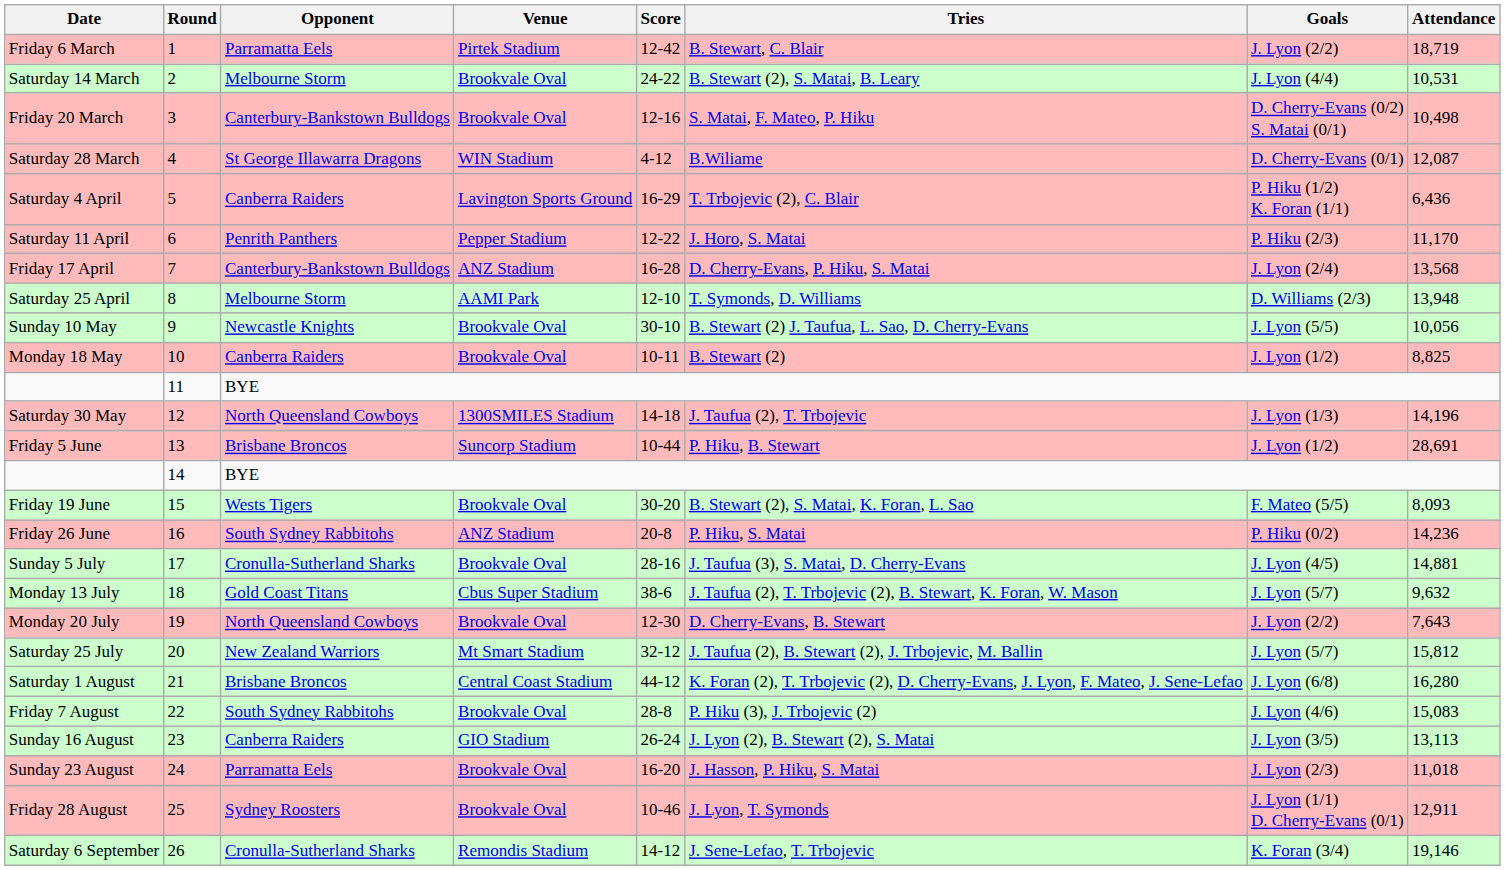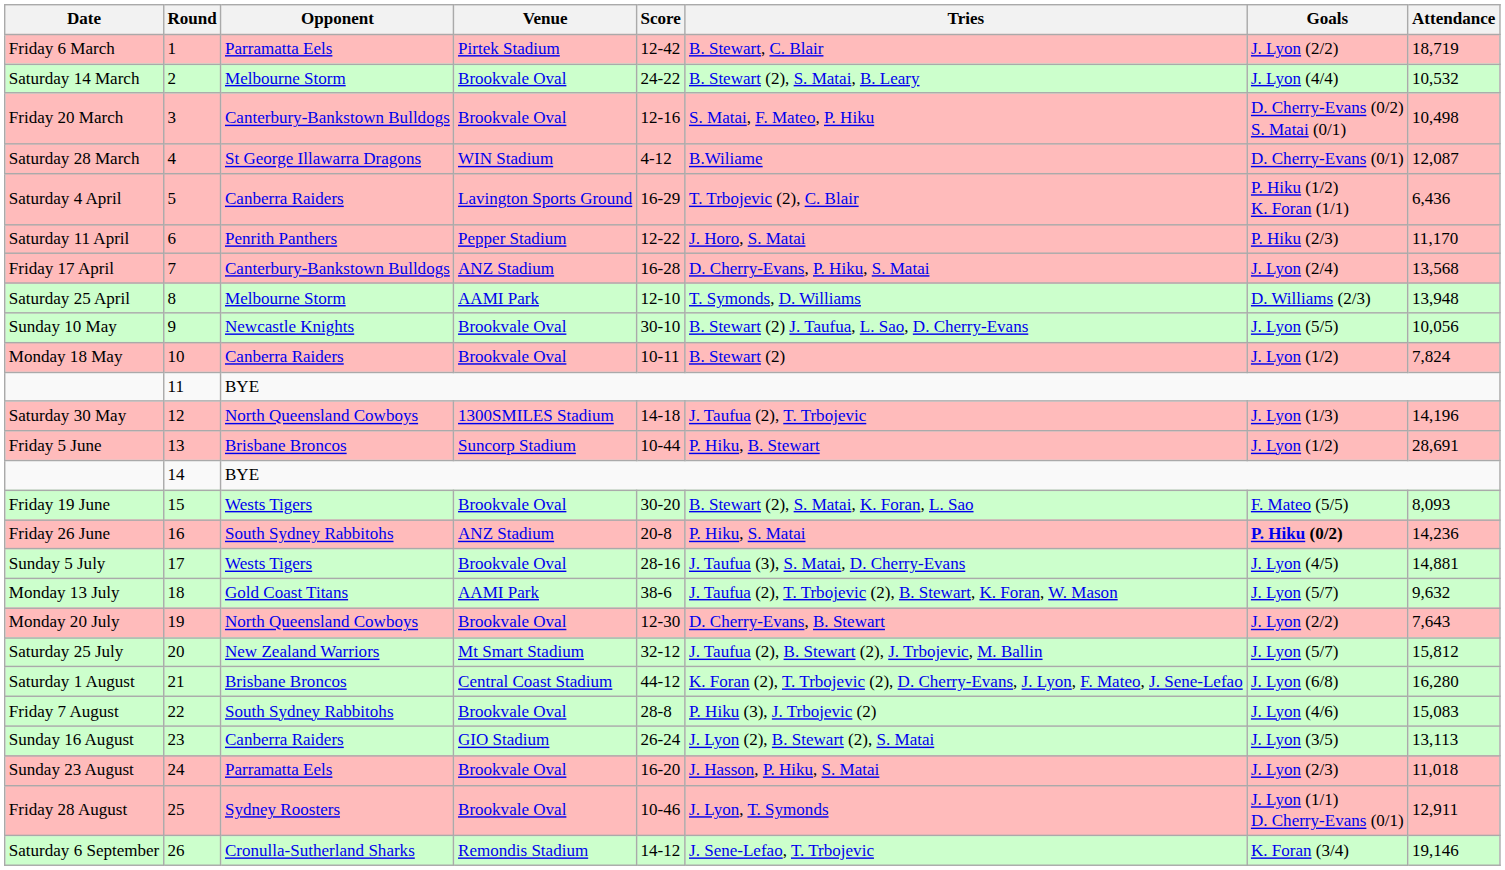(1435, 78) 10,531 -> (1435, 78) 10,532
(1431, 356) 8,825 -> (1431, 356) 7,824
(1295, 534) normal -> (1297, 534) bold
(320, 563) Cronulla-Sutherland Sharks -> (269, 563) Wests Tigers
(528, 593) Cbus Super Stadium -> (498, 593) AAMI Park
